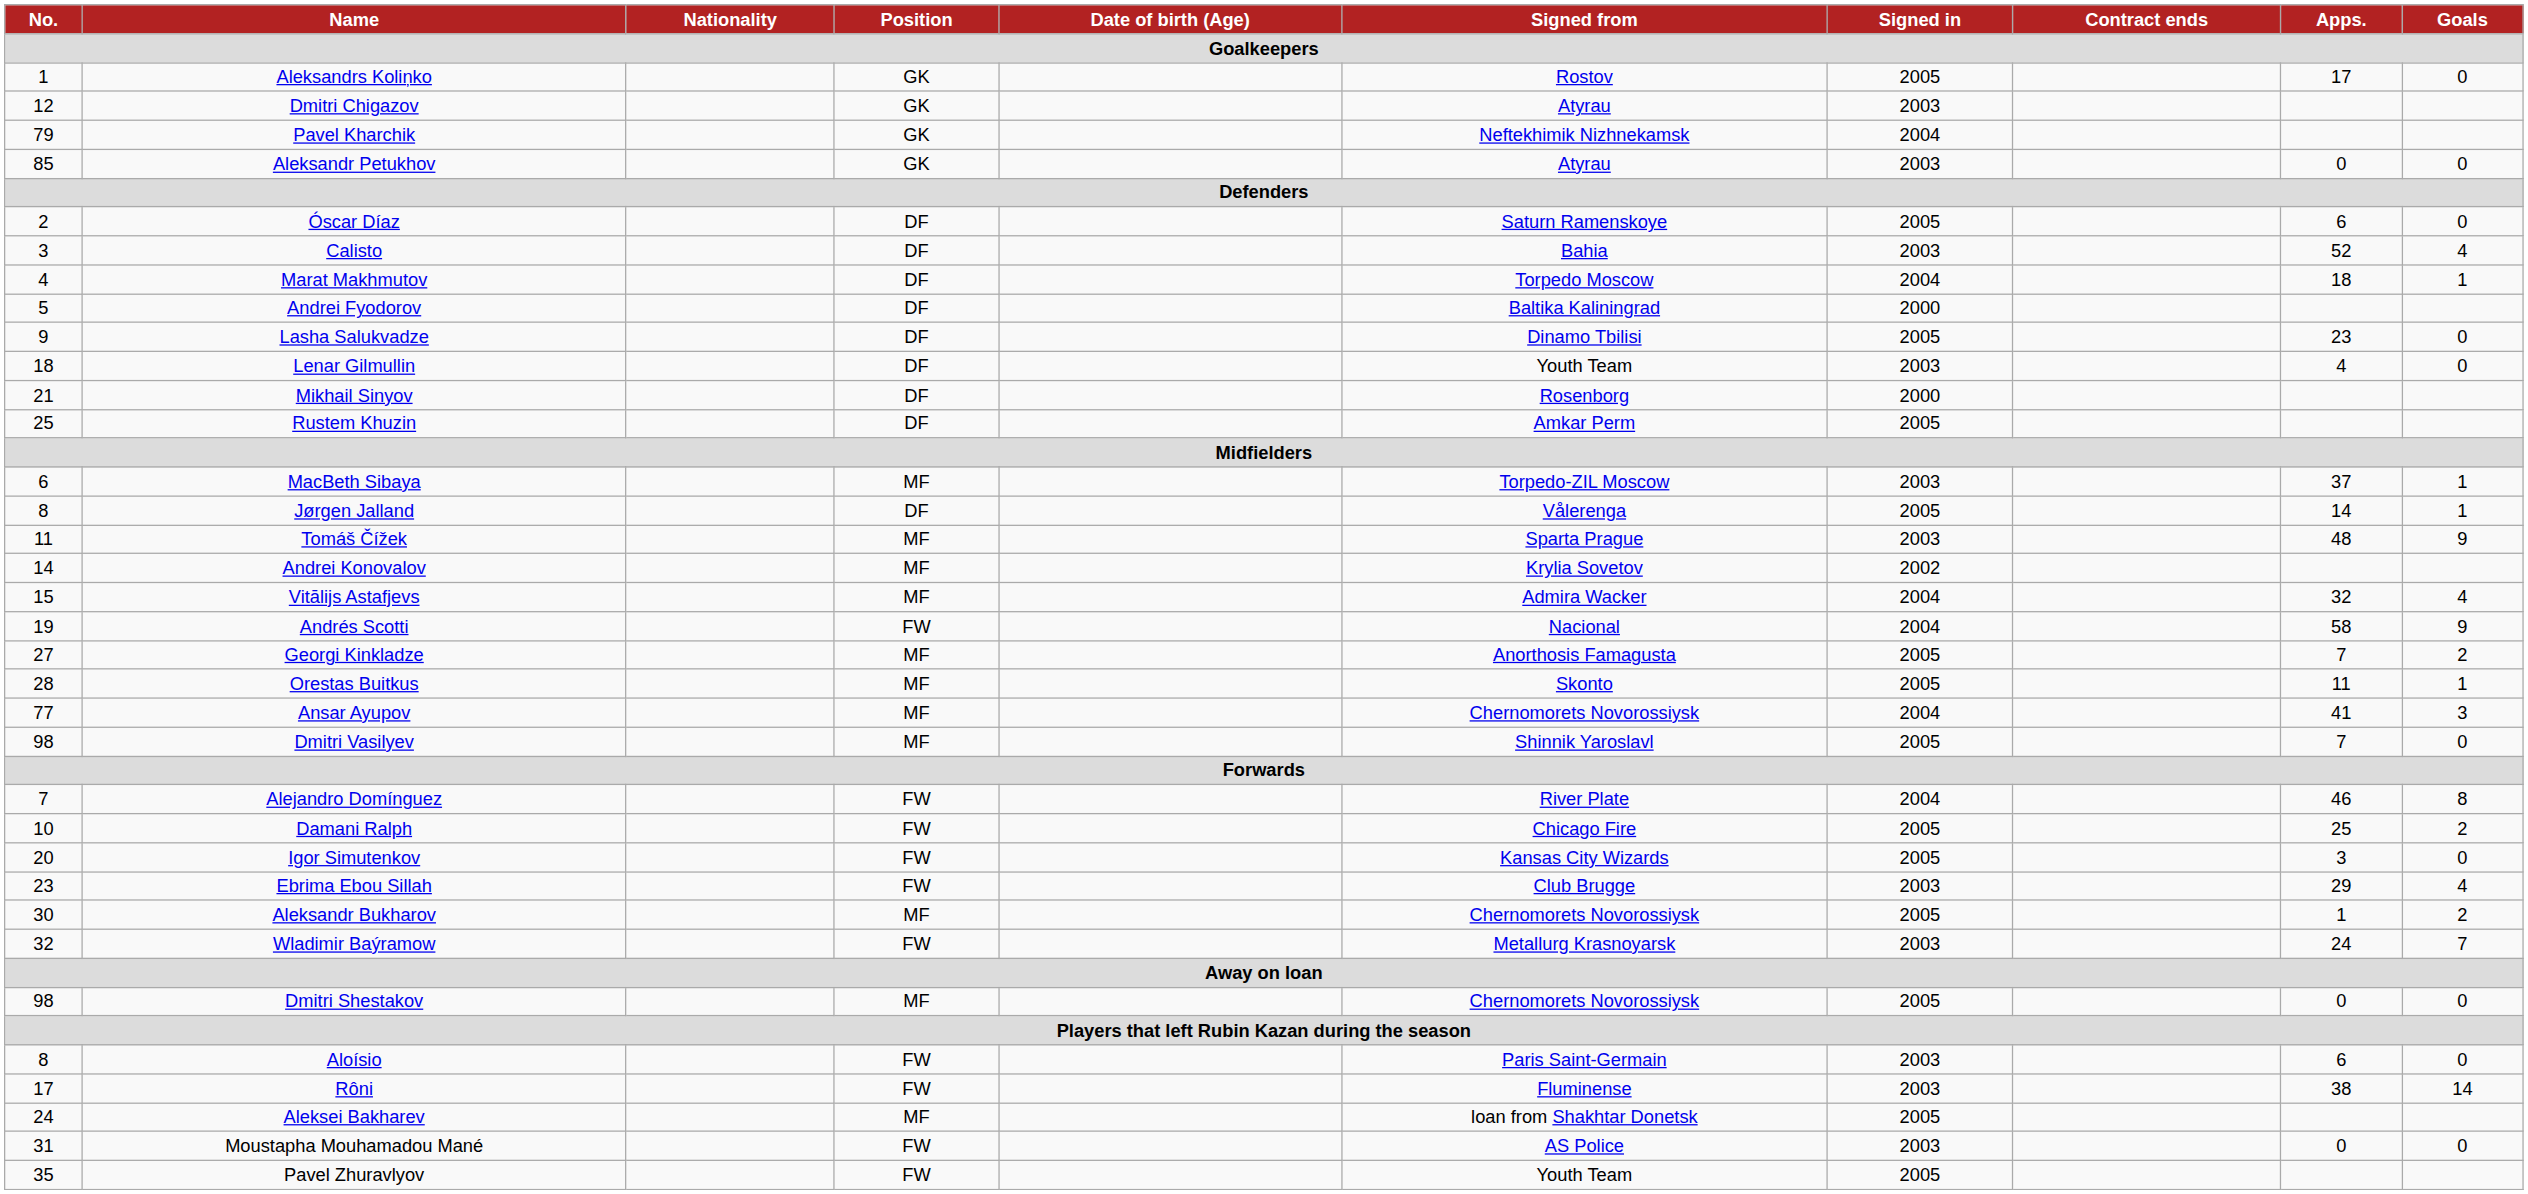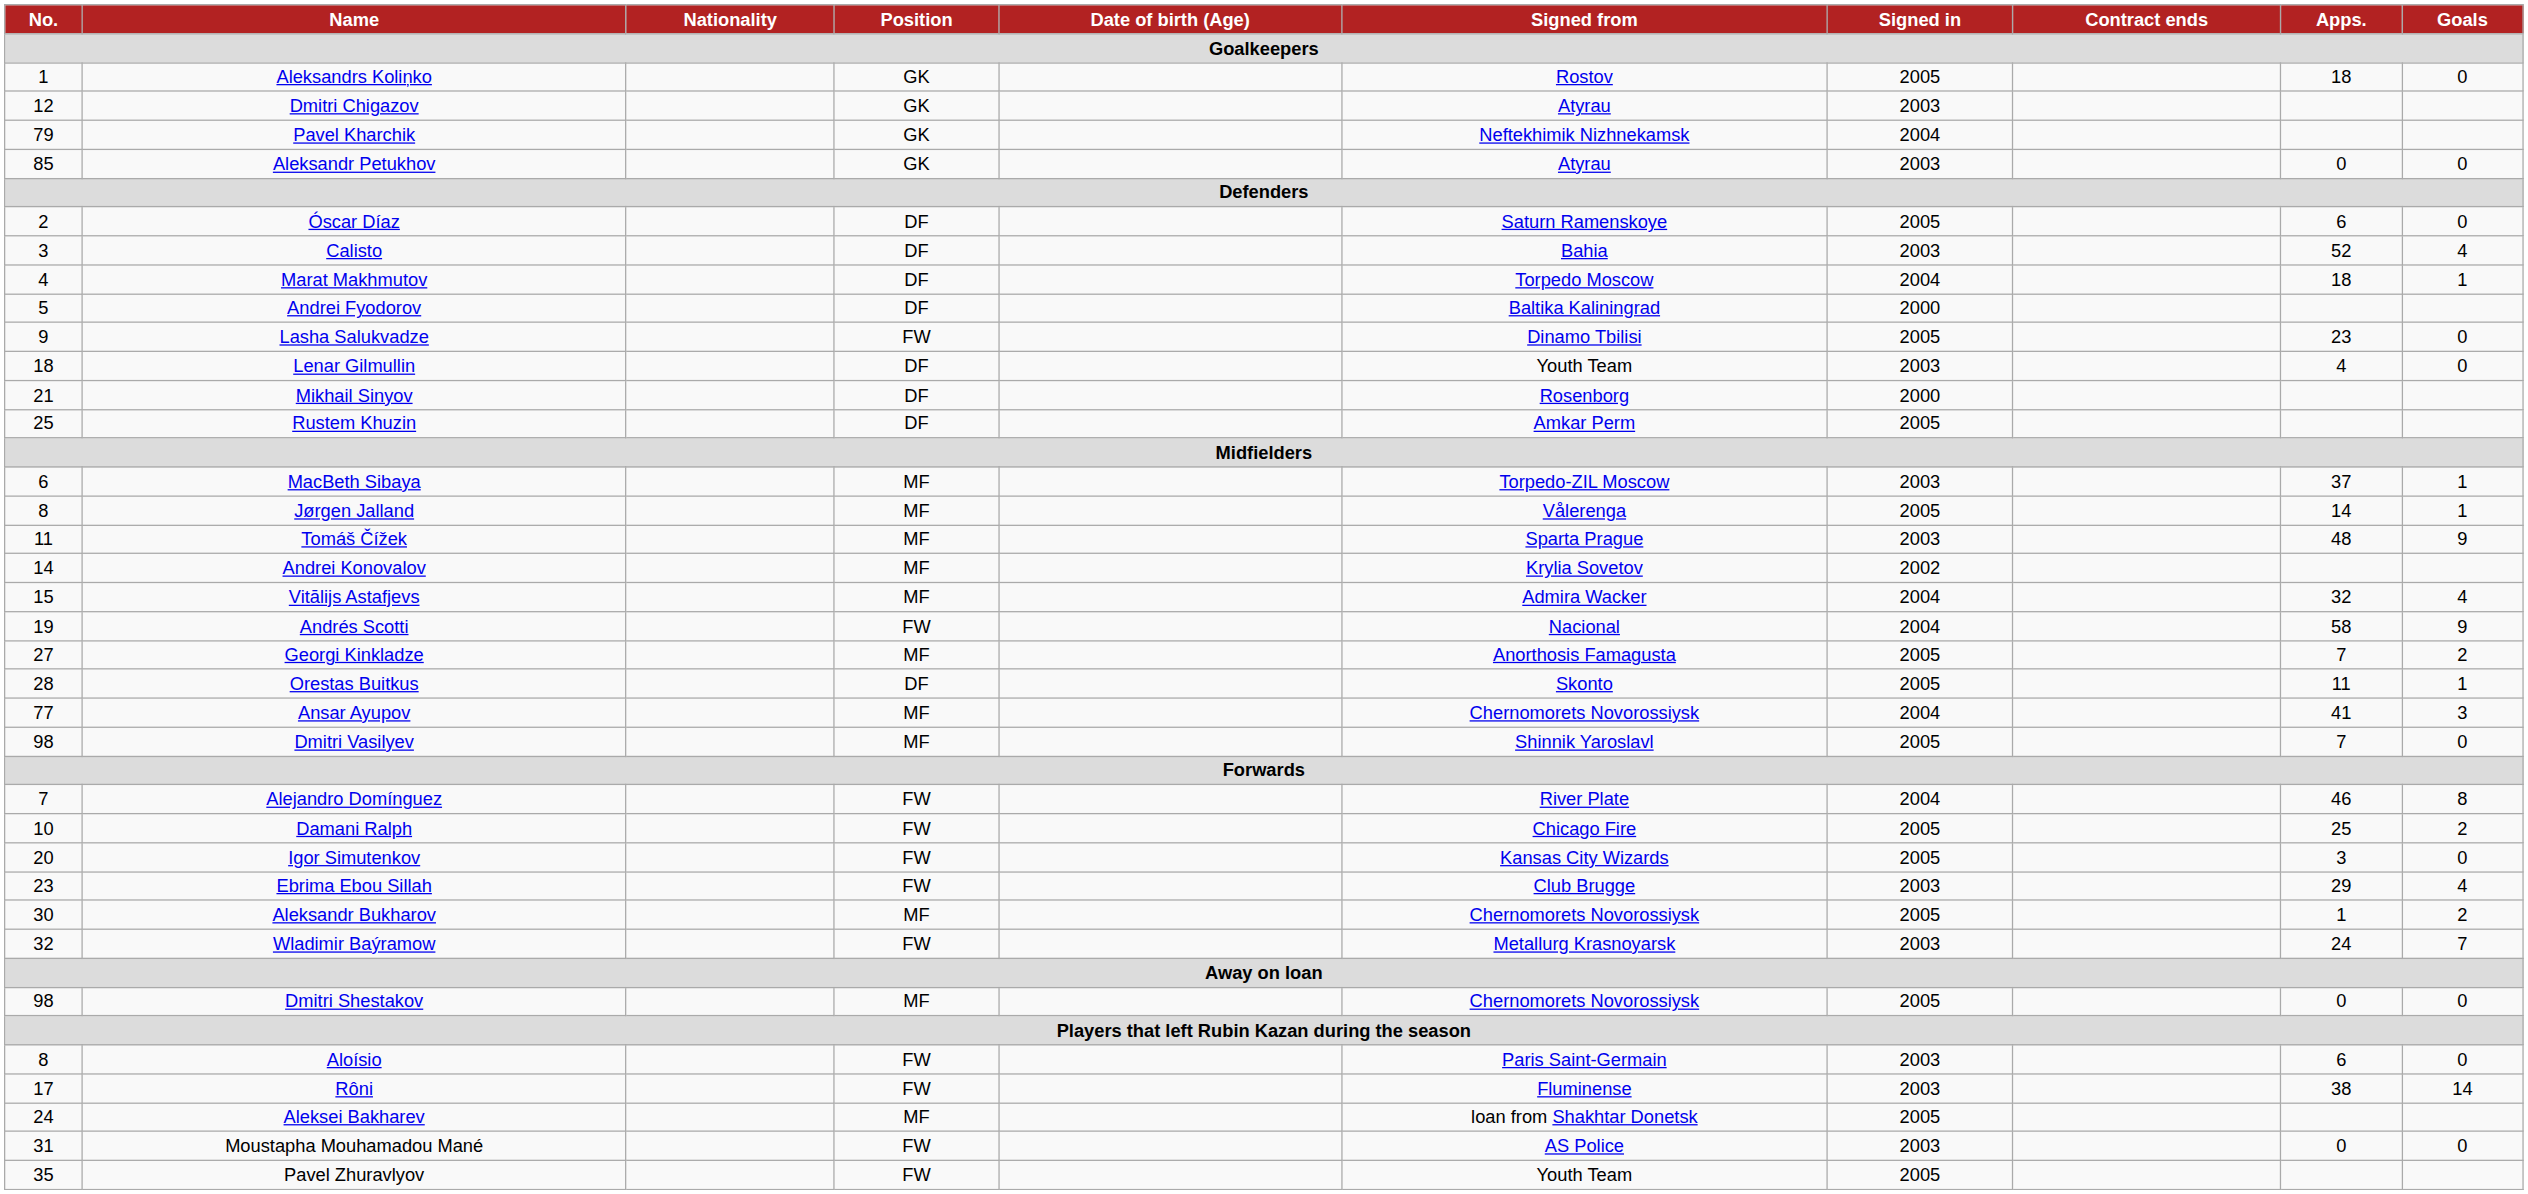(2341, 77) 17 -> (2341, 77) 18
(917, 337) DF -> (917, 337) FW
(917, 511) DF -> (917, 511) MF
(917, 684) MF -> (917, 684) DF
